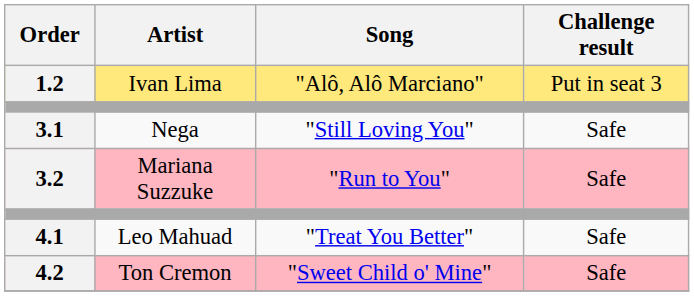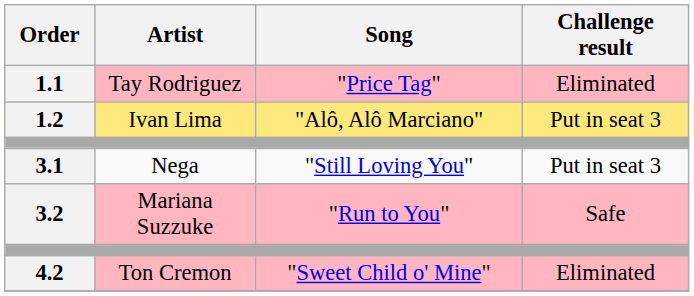+ row: (49, 83)
(606, 129) Safe -> (606, 165) Put in seat 3
- row: (50, 237)
(606, 272) Safe -> (606, 272) Eliminated
